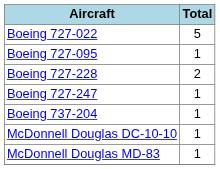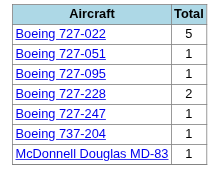+ row: (61, 54)
- row: (92, 134)
